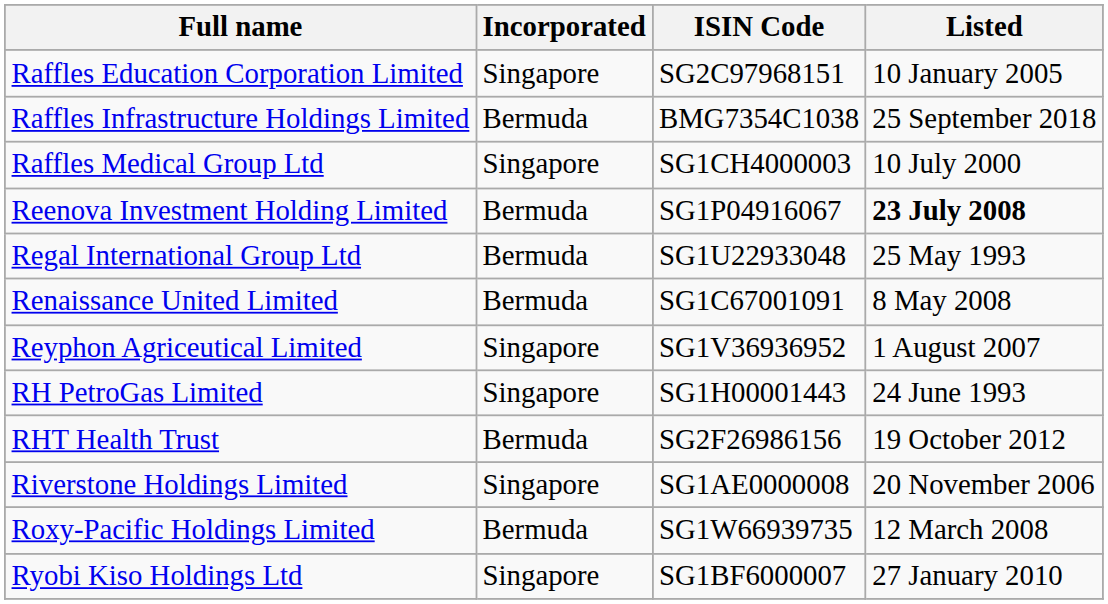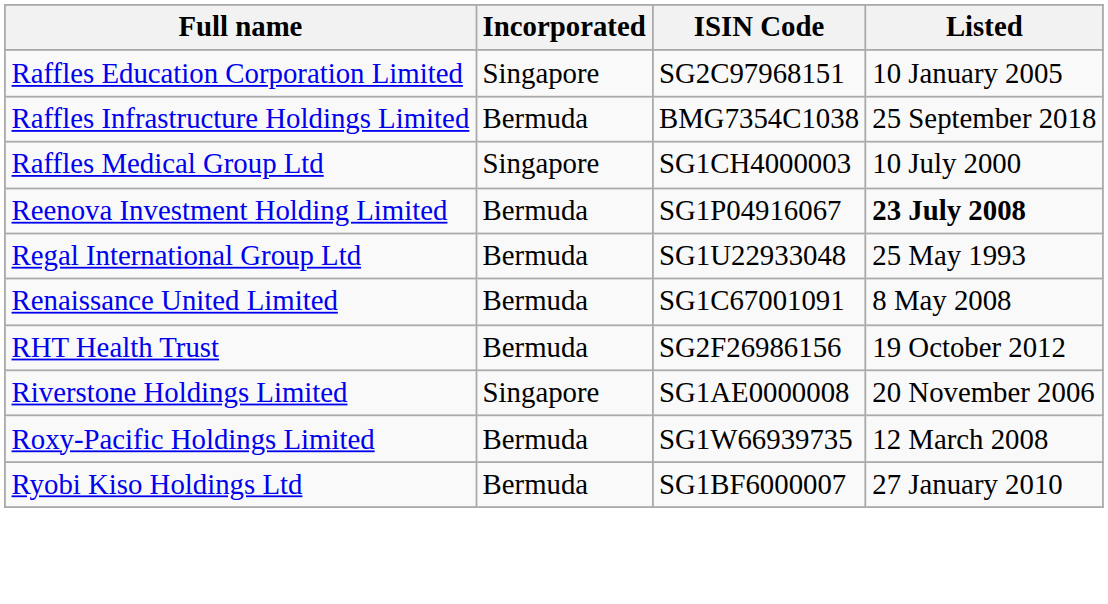- row: (187, 347)
- row: (137, 392)
(541, 575) Singapore -> (535, 484) Bermuda
